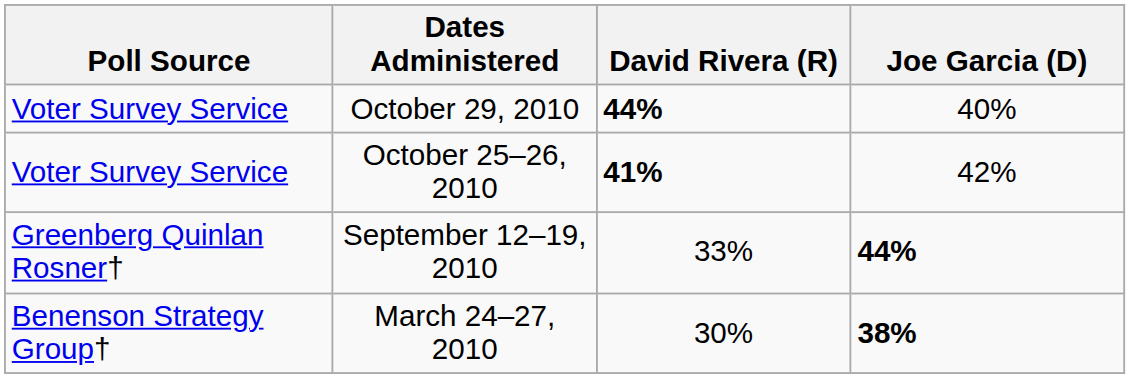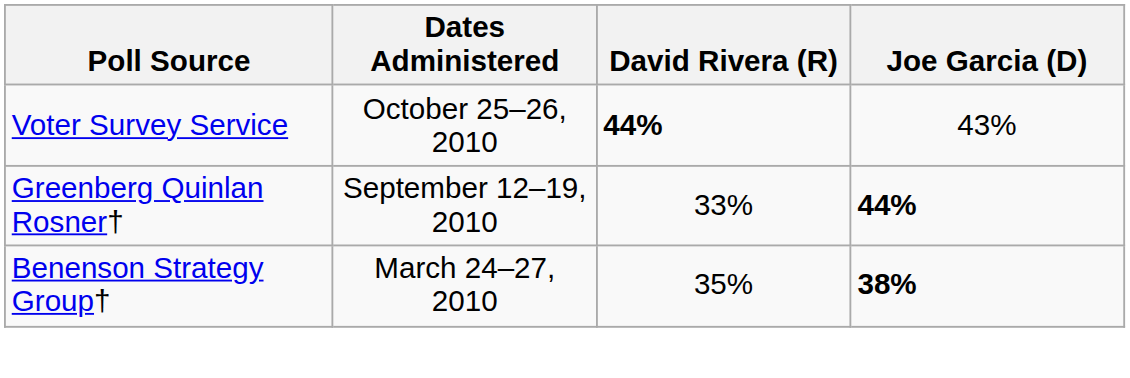- row: (465, 108)
(633, 171) 41% -> (633, 124) 44%
(987, 171) 42% -> (987, 124) 43%
(724, 332) 30% -> (724, 285) 35%
